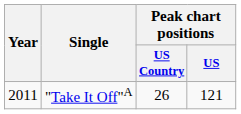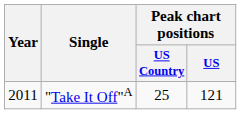(162, 95) 26 -> (162, 95) 25
